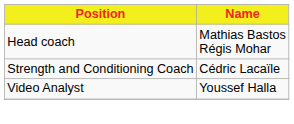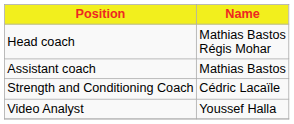+ row: (52, 68)
